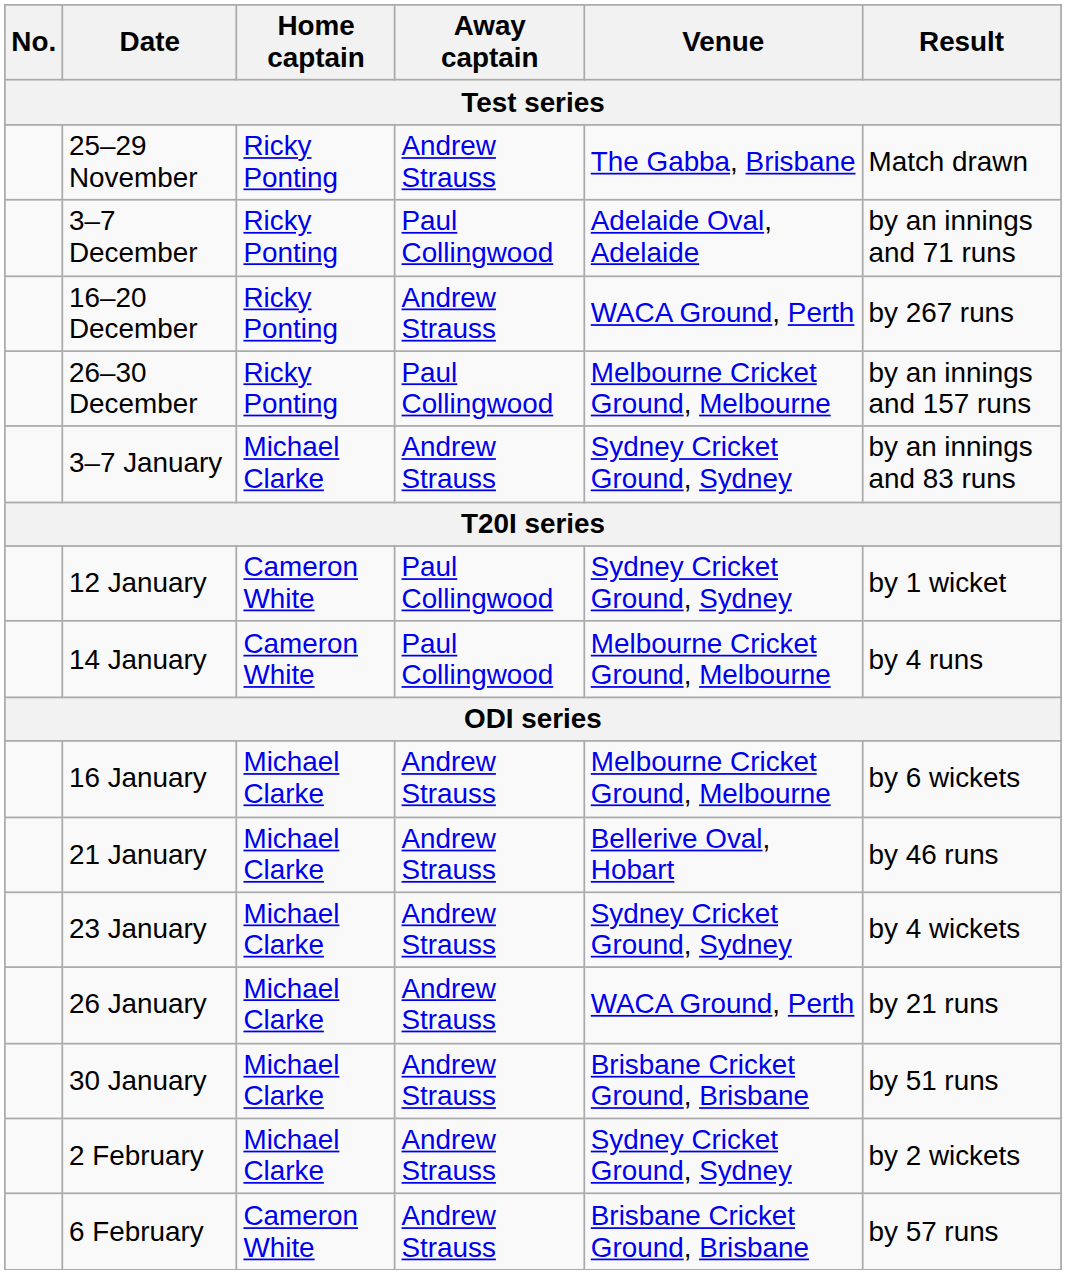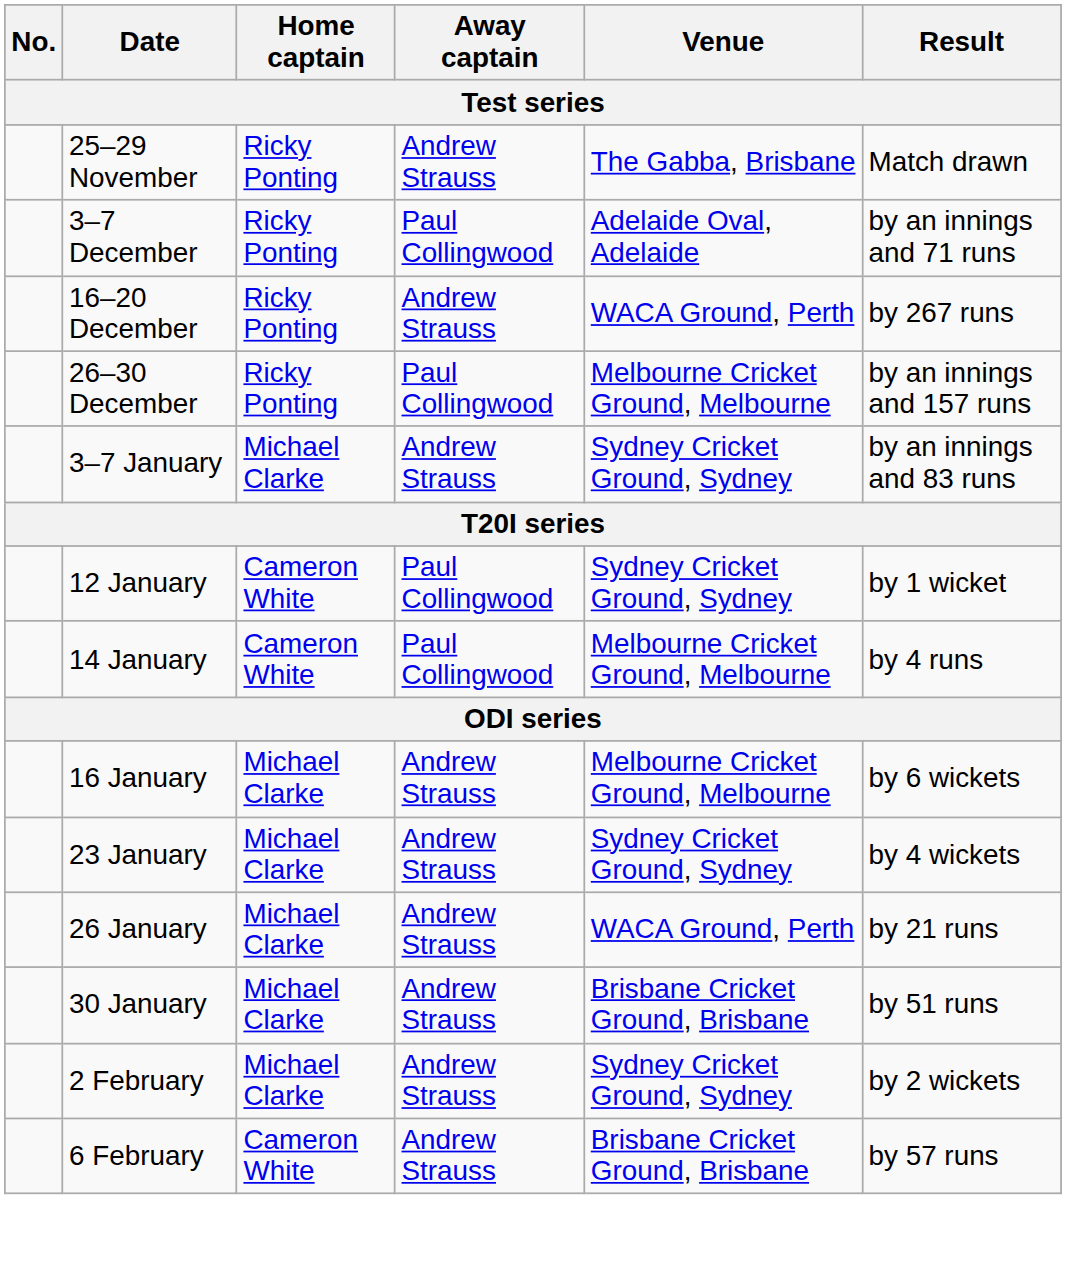- row: (138, 853)
